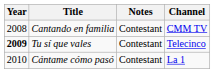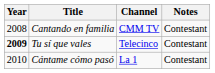columns swapped: (187, 12) <-> (141, 12)
